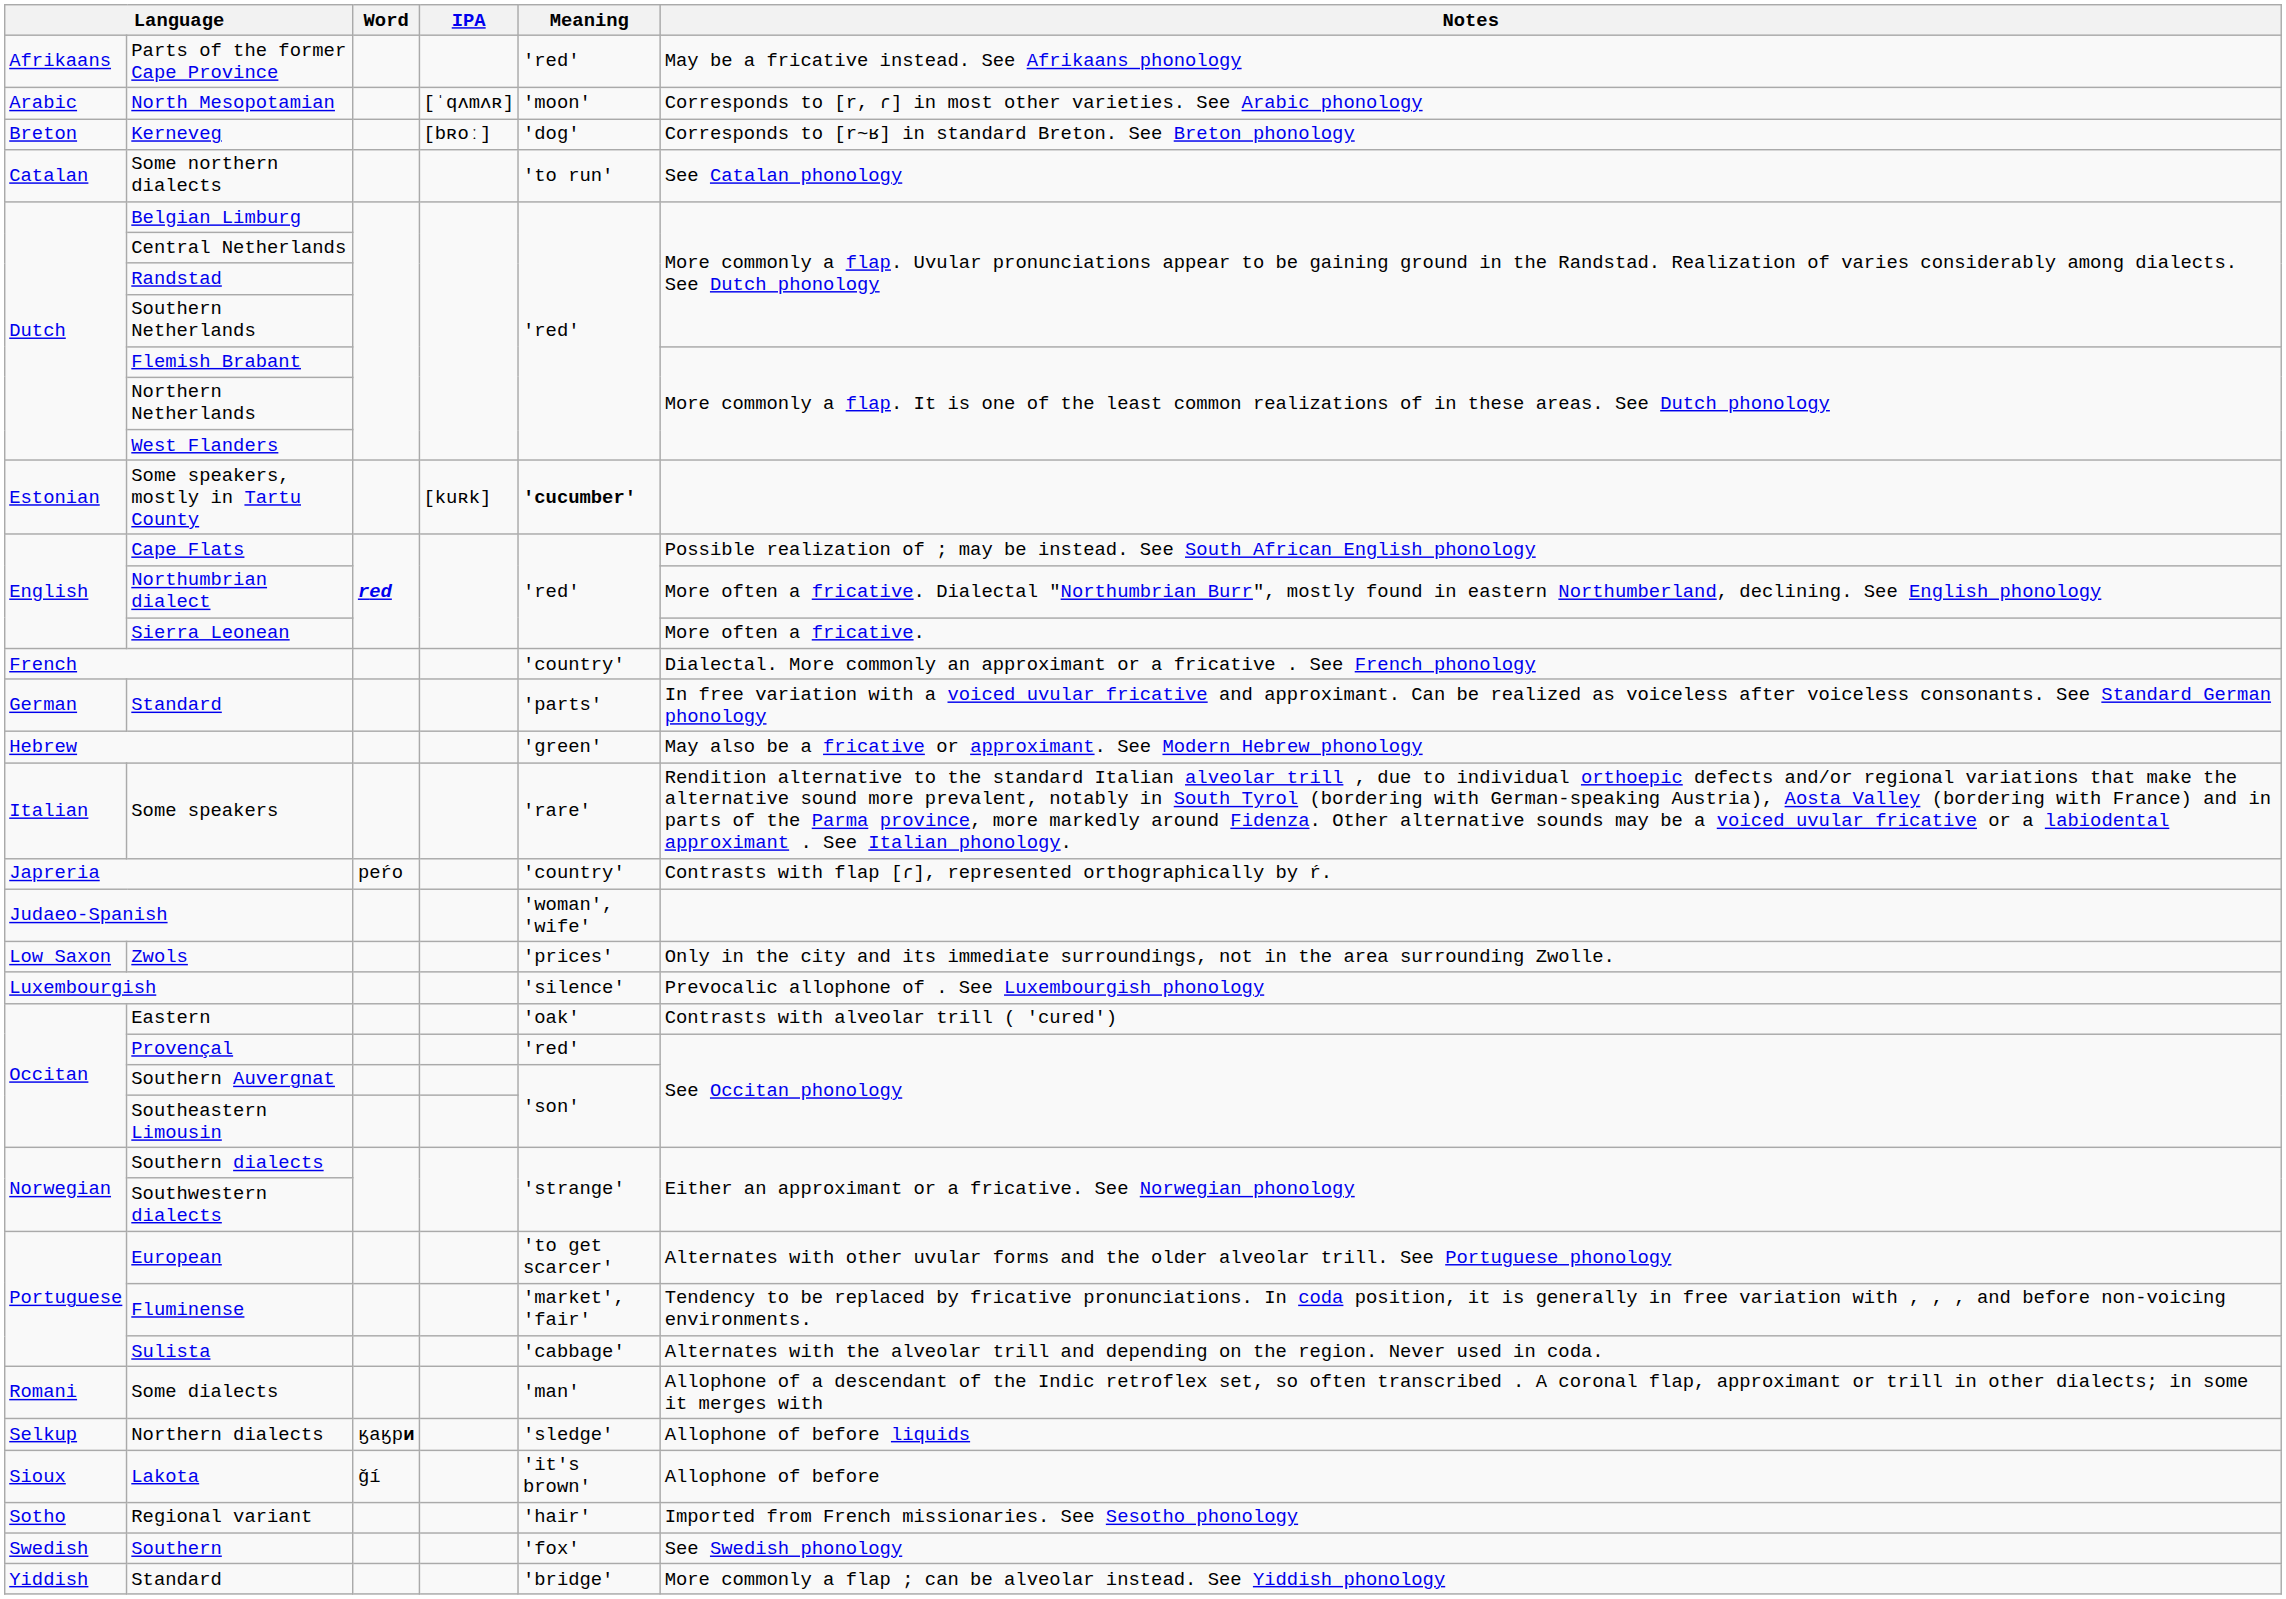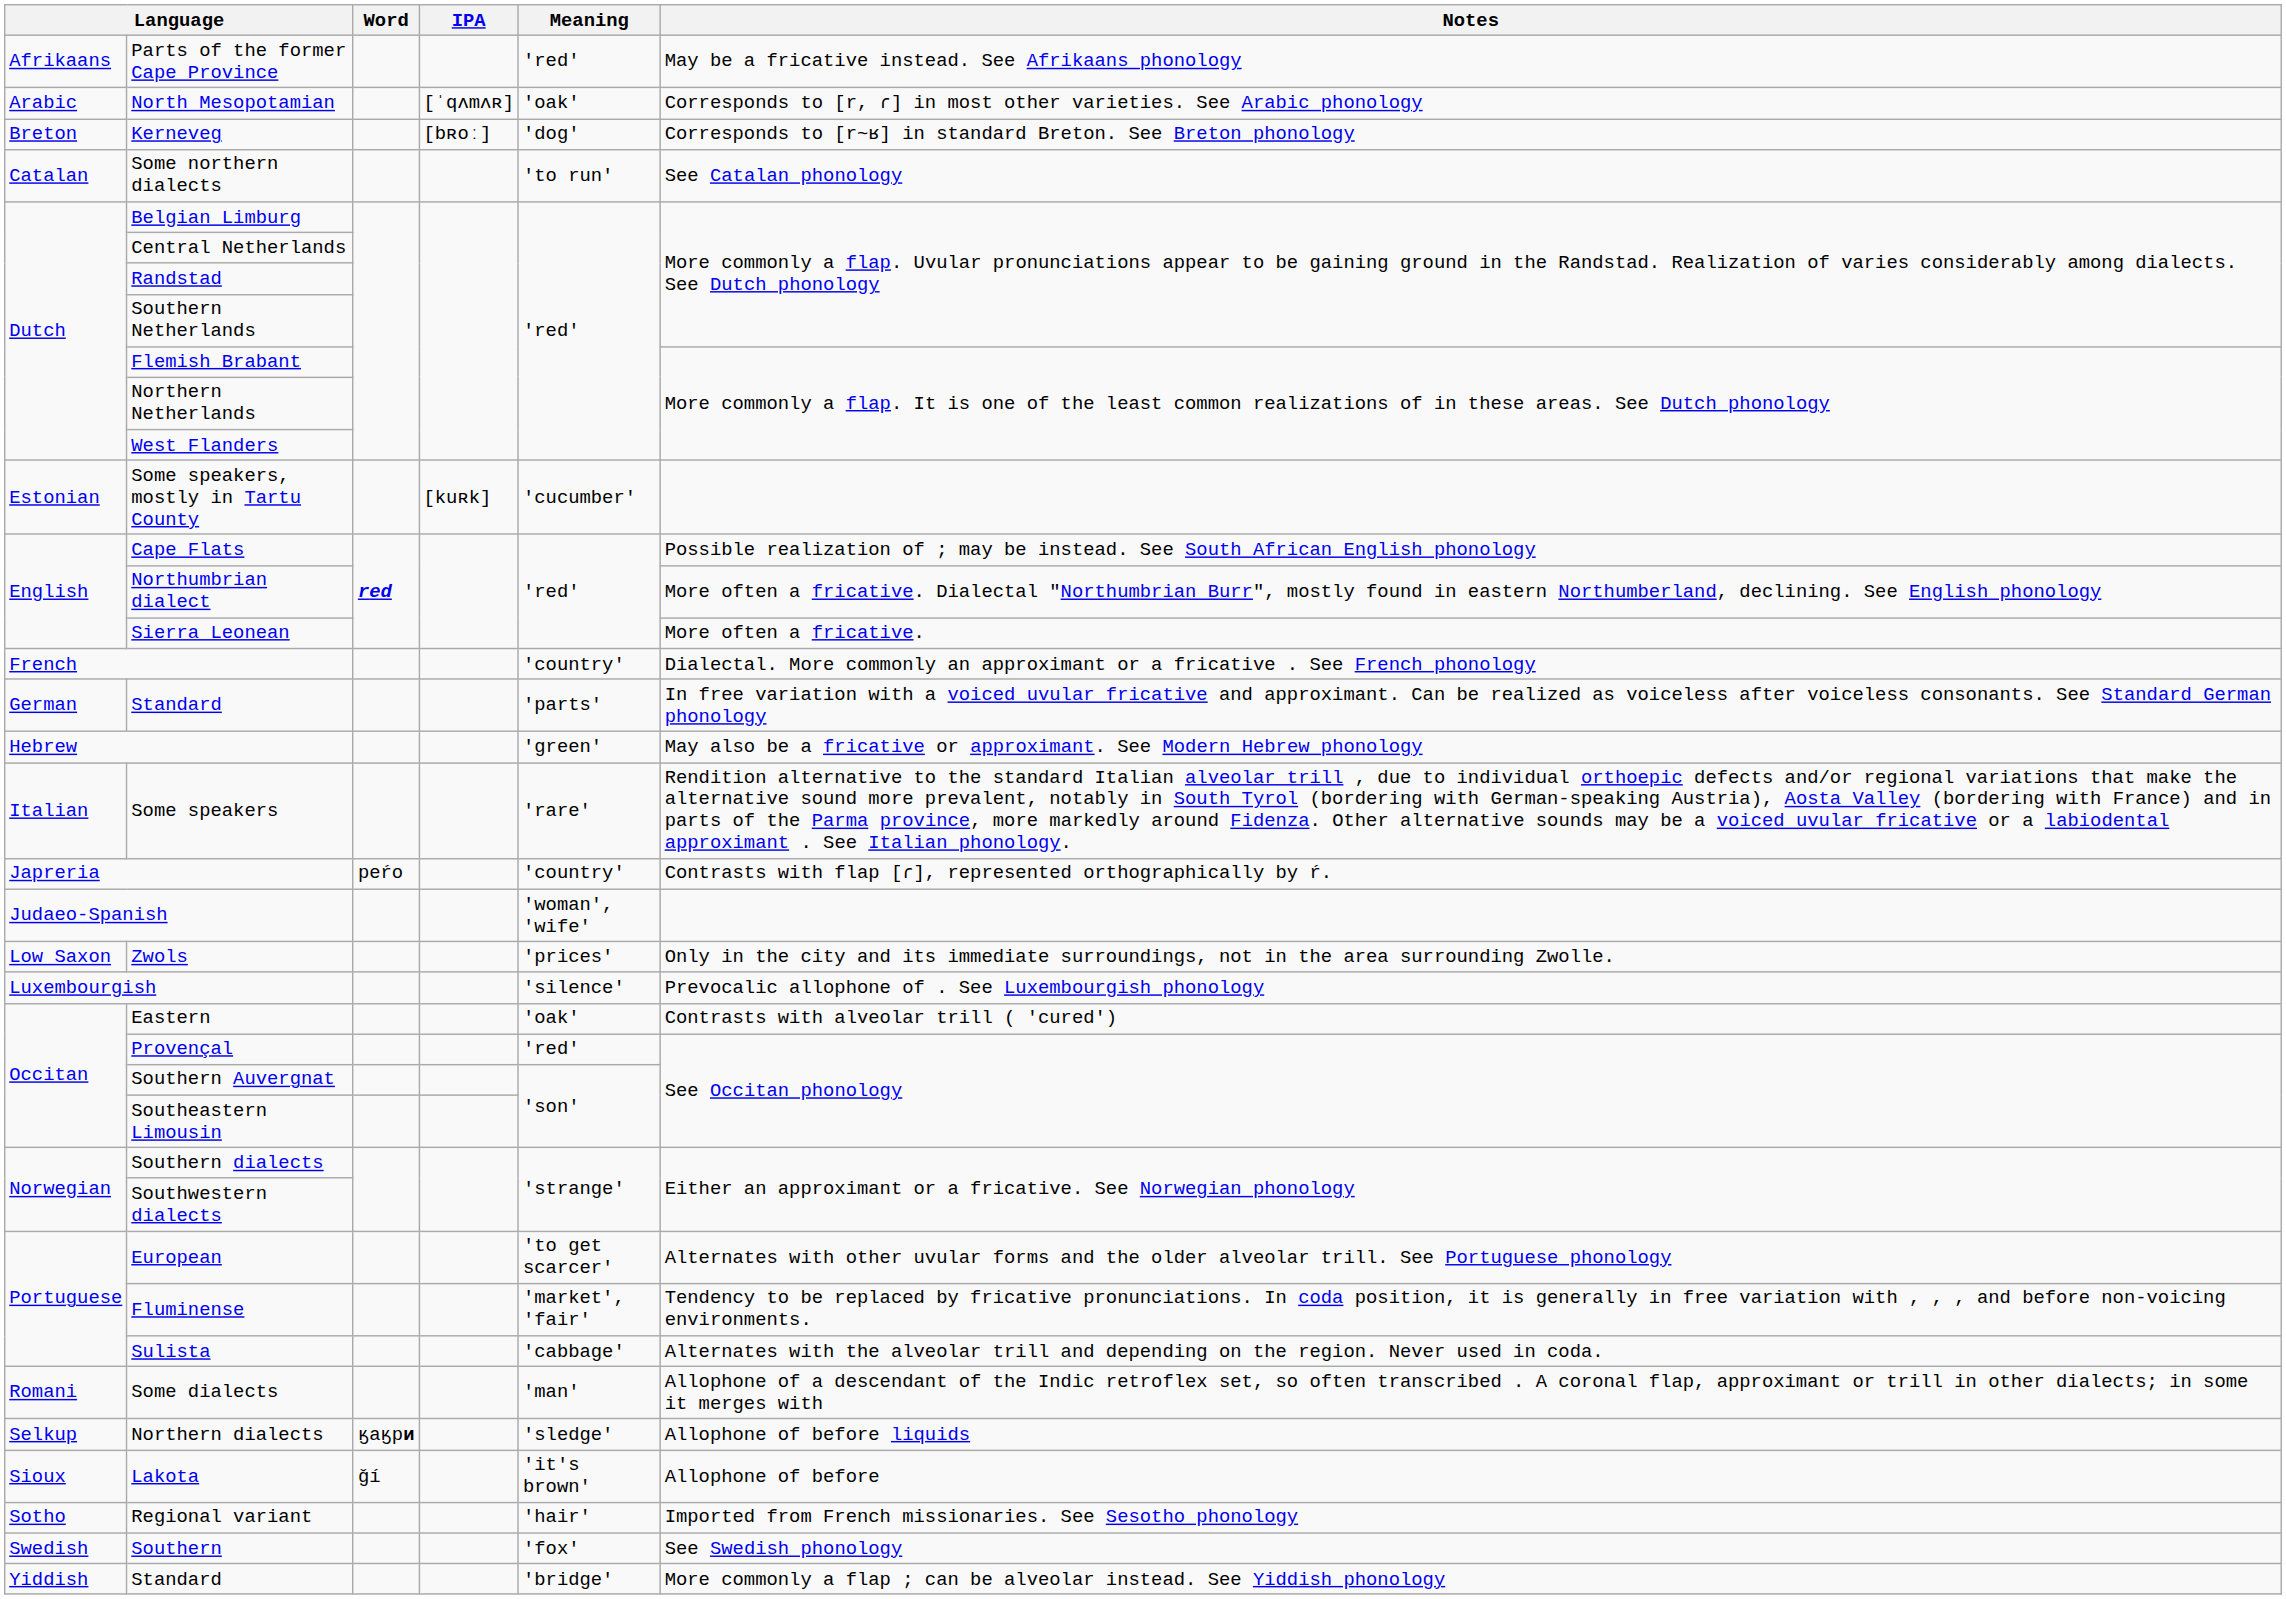(557, 103) 'moon' -> (551, 103) 'oak'
(580, 497) bold -> (580, 497) normal
